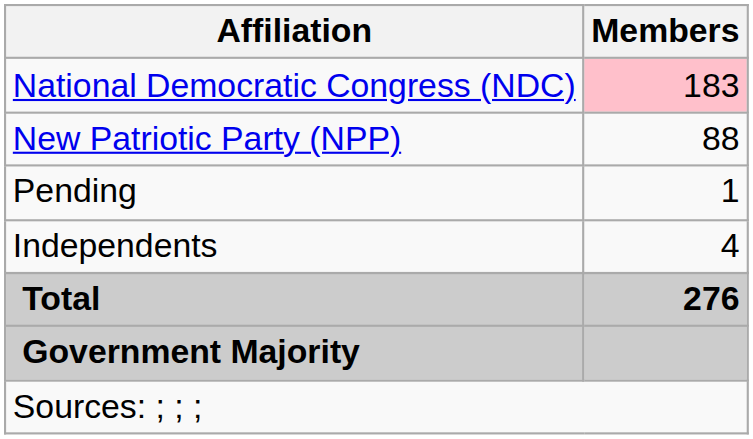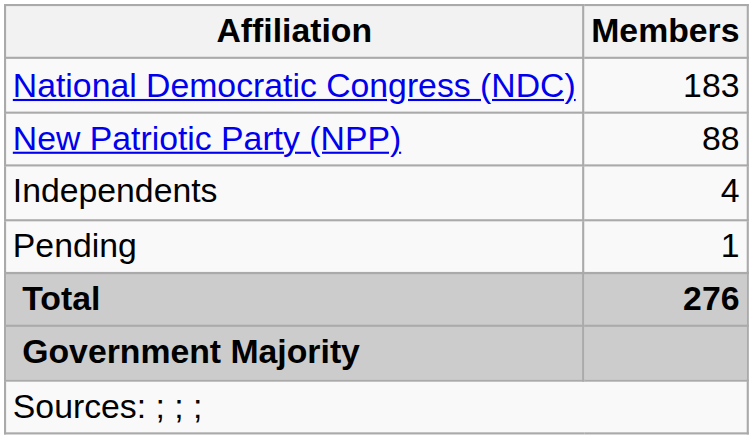(711, 84) pink background -> (711, 84) no background
rows swapped: (115, 245) <-> (75, 191)
